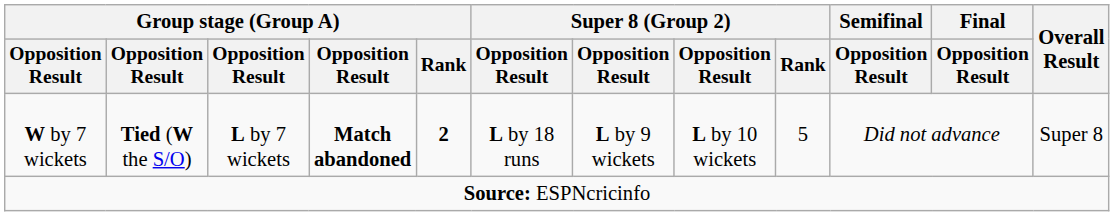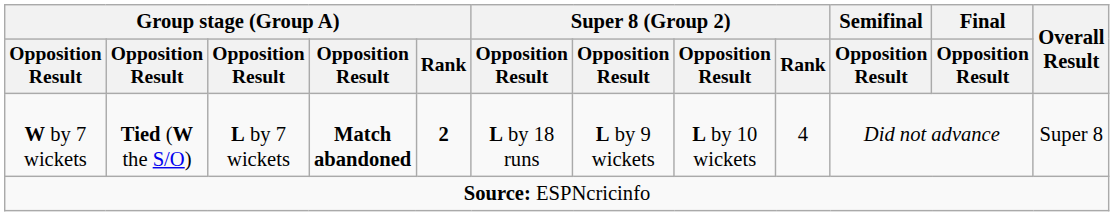(803, 135) 5 -> (803, 135) 4
